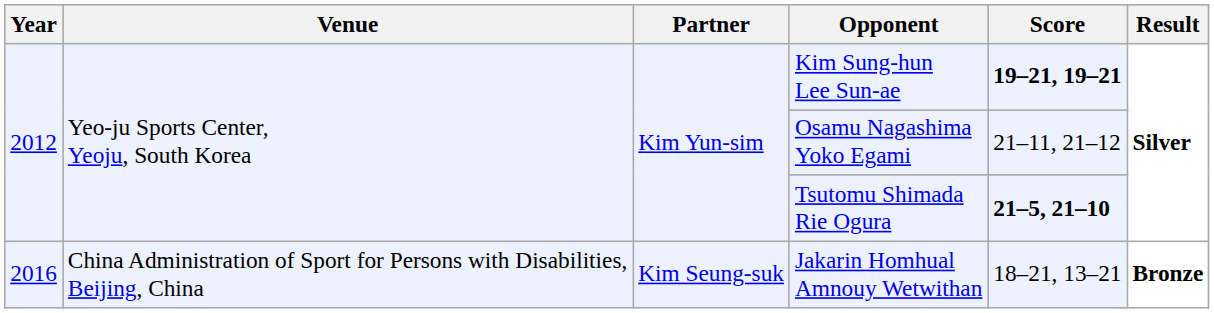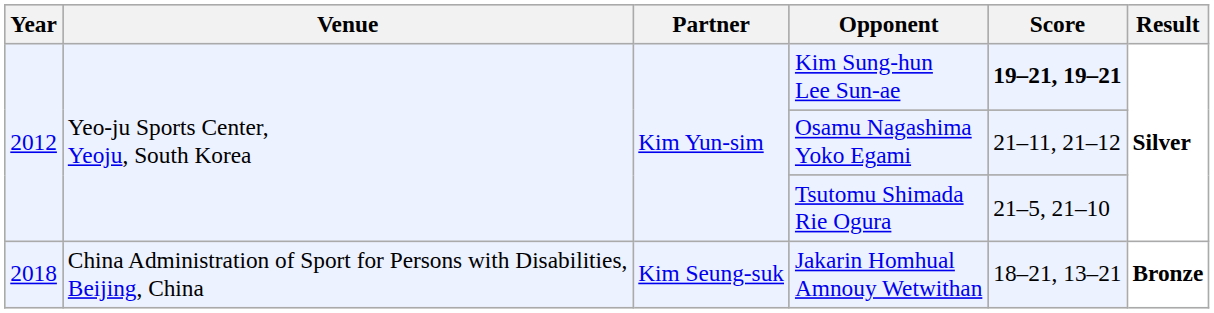(1052, 208) bold -> (1052, 208) normal
(34, 274) 2016 -> (34, 274) 2018
